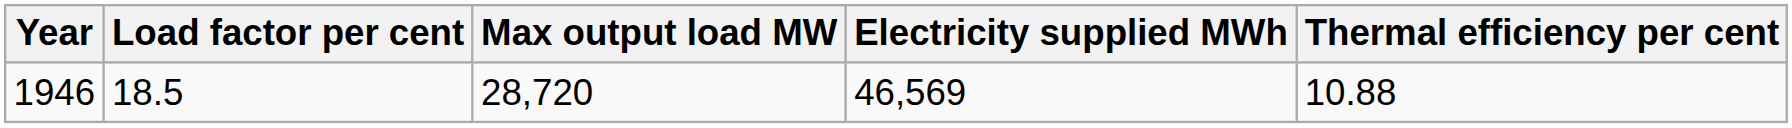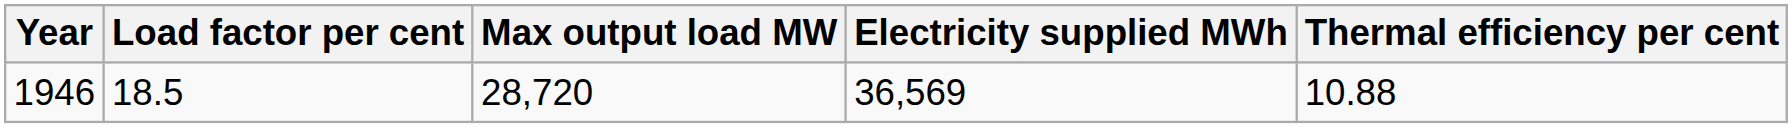(910, 91) 46,569 -> (910, 91) 36,569
